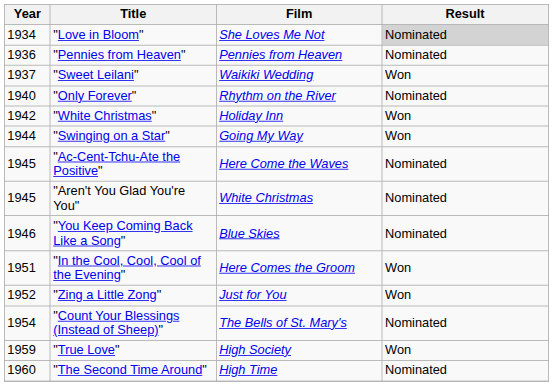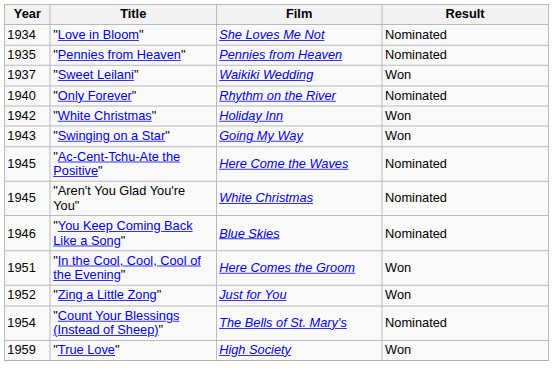(416, 34) lightgrey background -> (416, 34) no background
(22, 55) 1936 -> (22, 55) 1935
(22, 136) 1944 -> (22, 136) 1943
- row: (130, 370)
